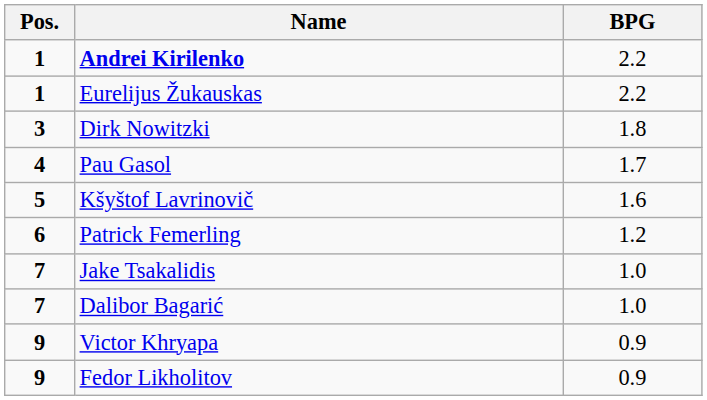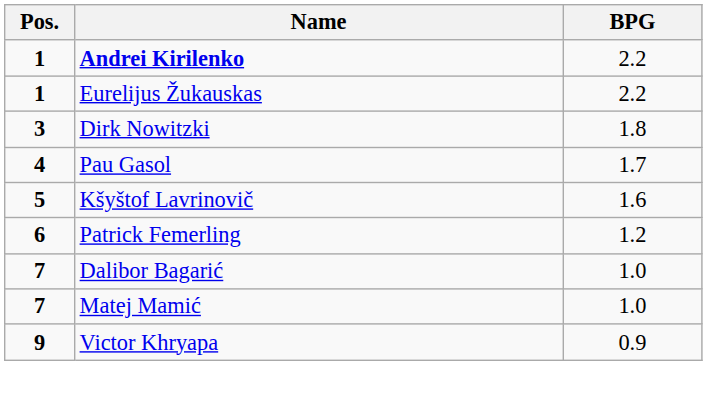- row: (147, 270)
+ row: (140, 306)
- row: (156, 377)
